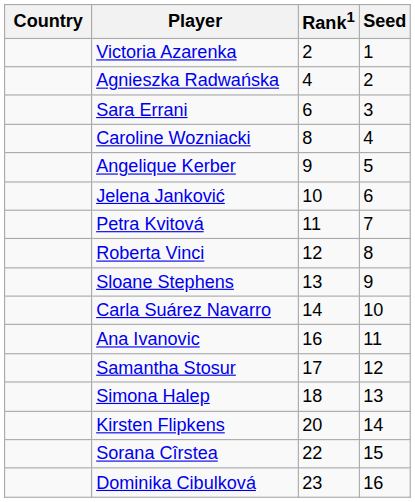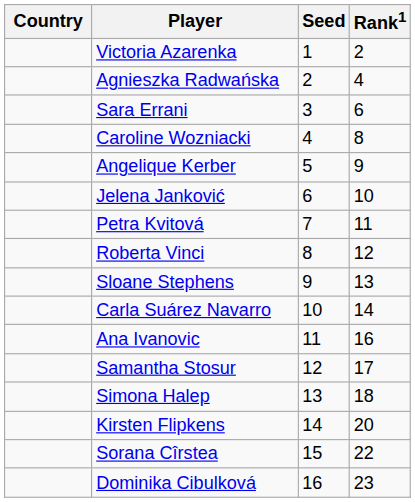columns swapped: (329, 21) <-> (385, 21)
